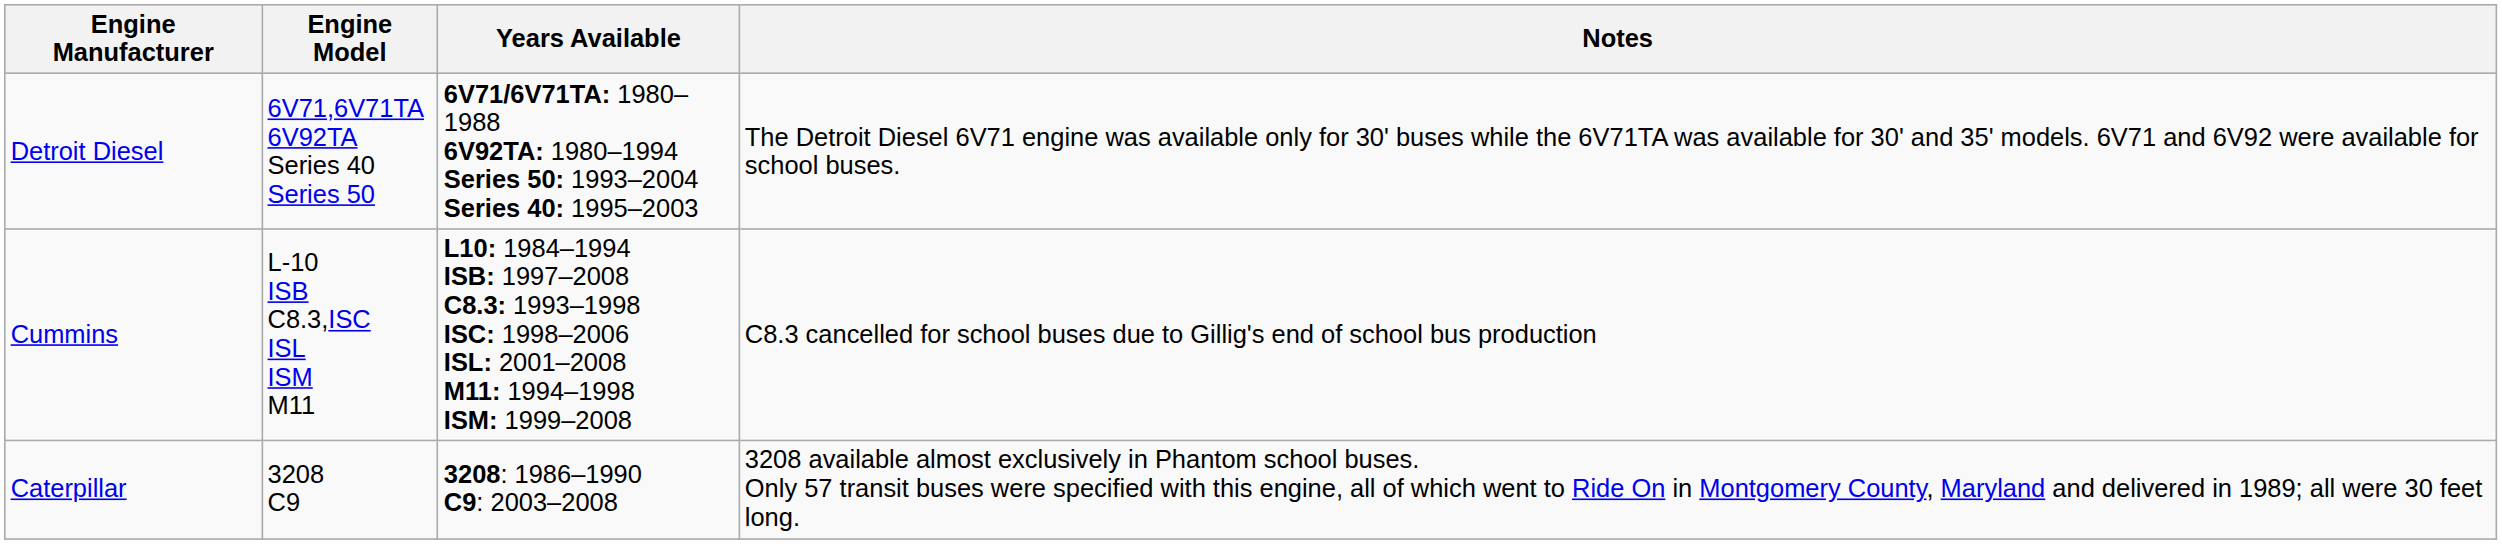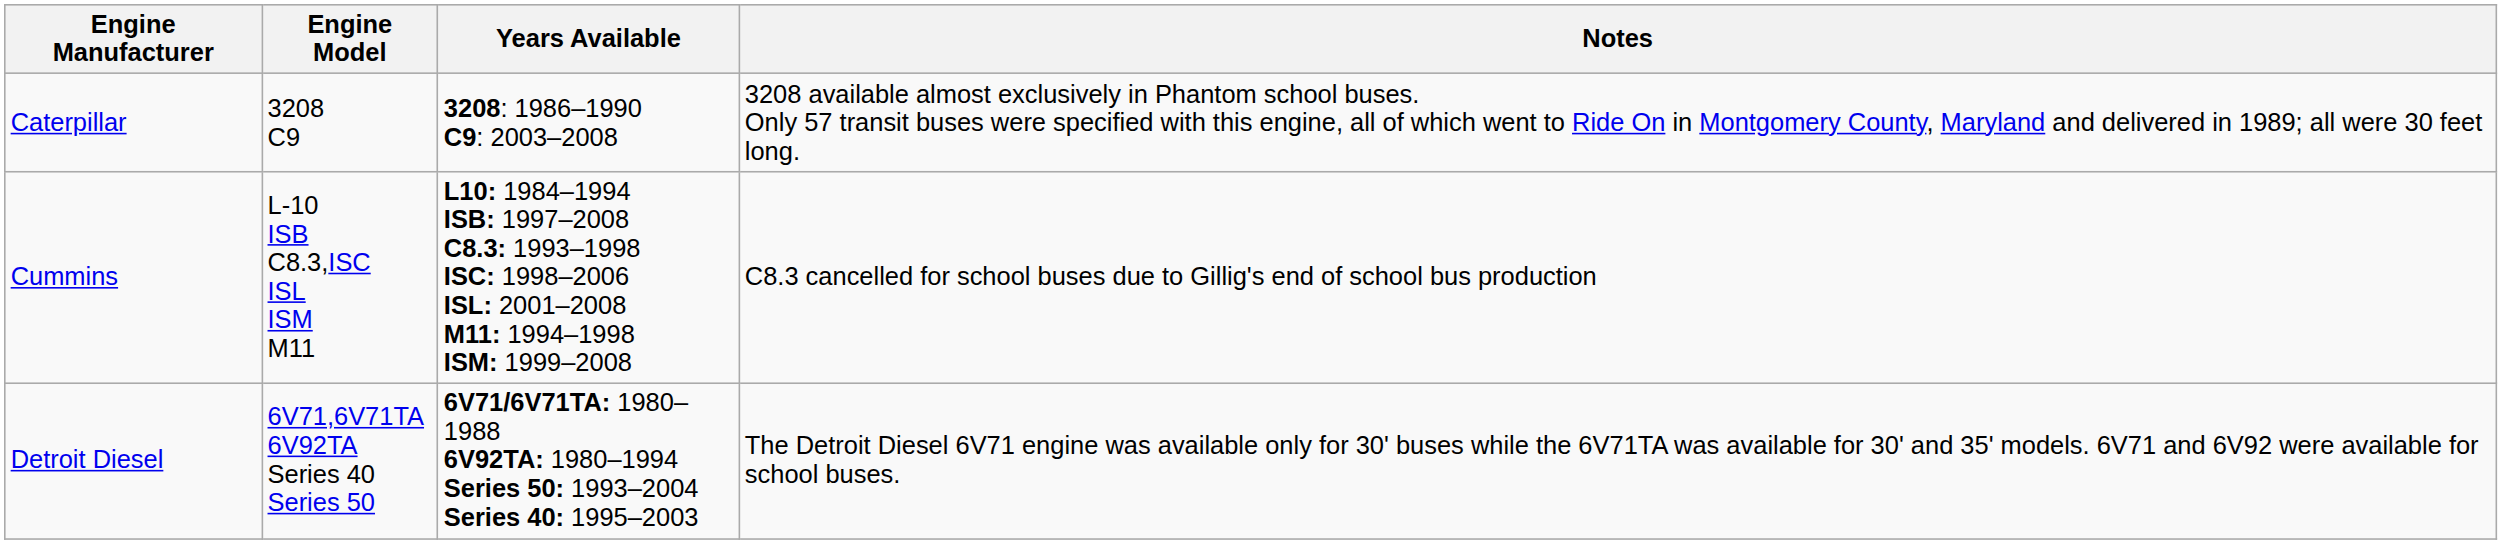rows swapped: (69, 489) <-> (87, 150)
